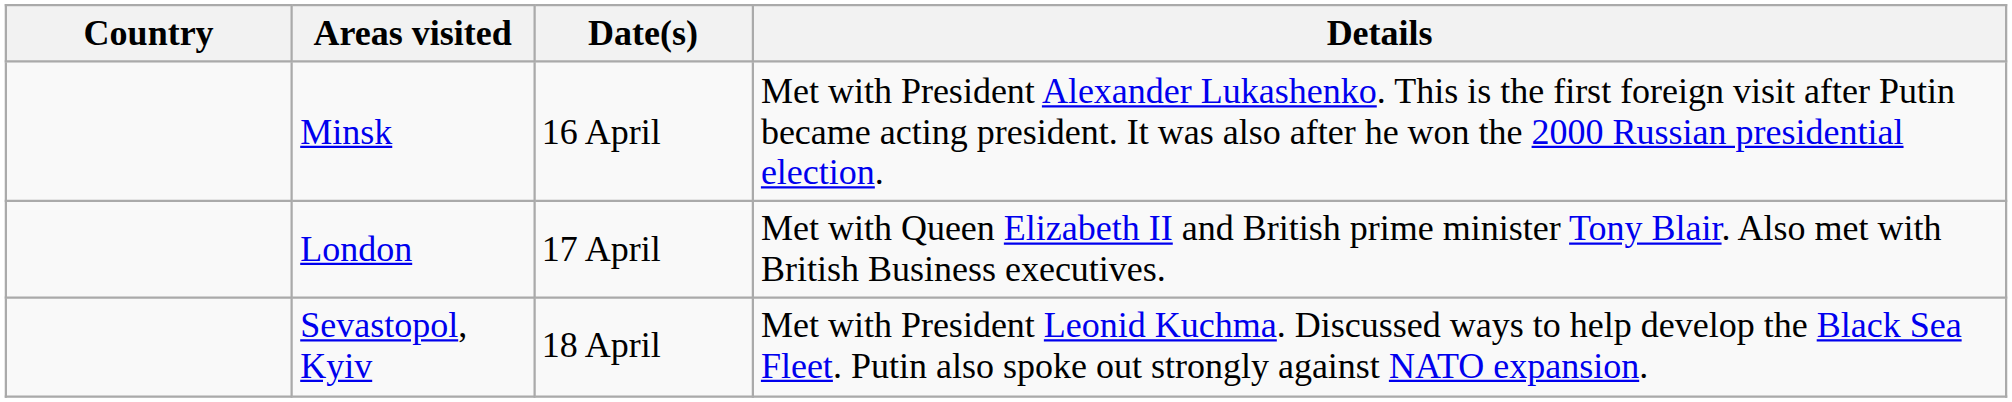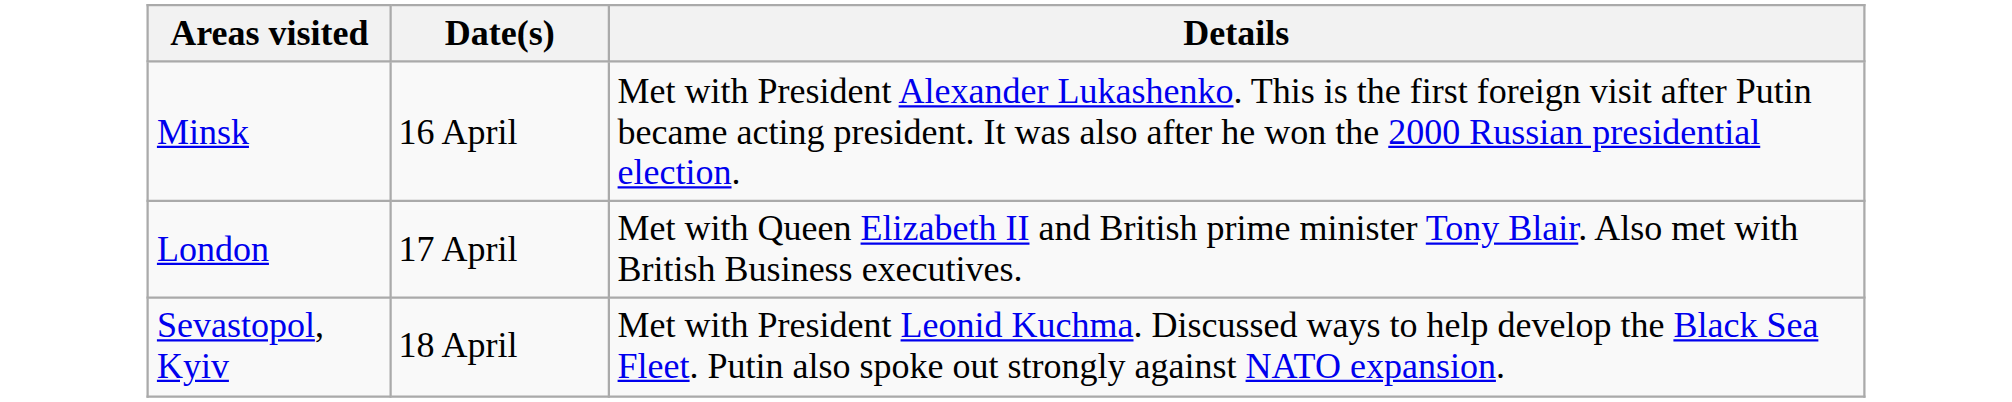- column: (149, 33)
